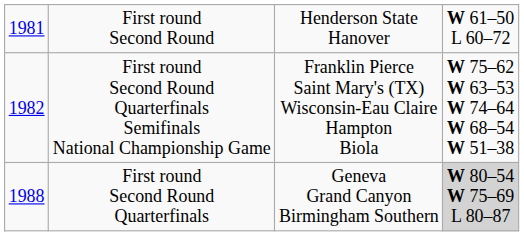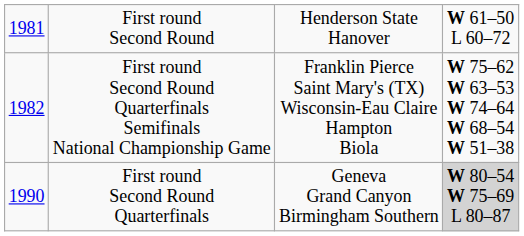(27, 196) 1988 -> (27, 196) 1990
